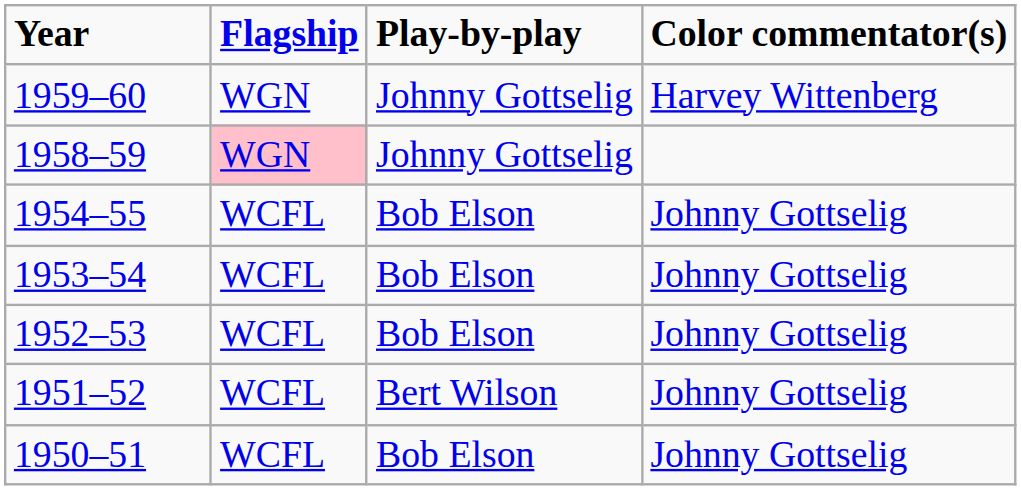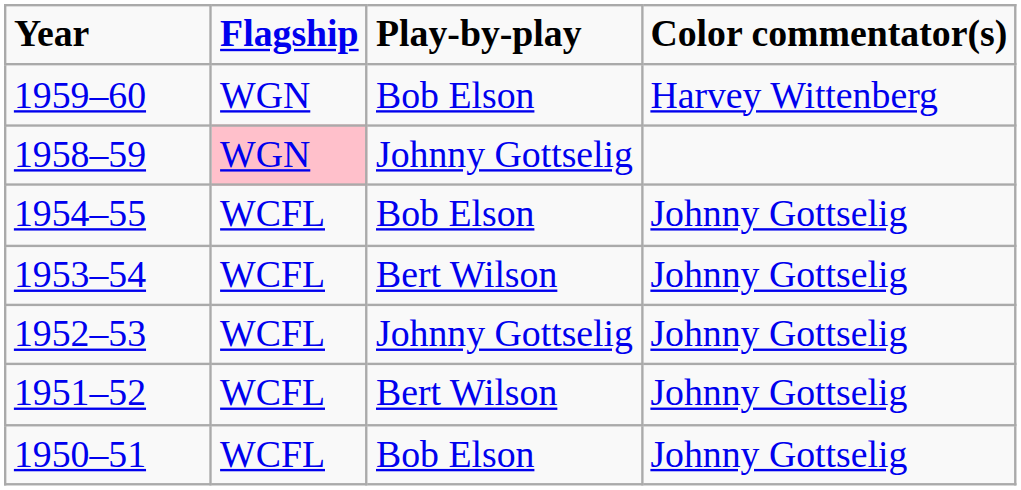(504, 94) Johnny Gottselig -> (455, 94) Bob Elson
(455, 273) Bob Elson -> (467, 273) Bert Wilson
(455, 333) Bob Elson -> (504, 333) Johnny Gottselig
